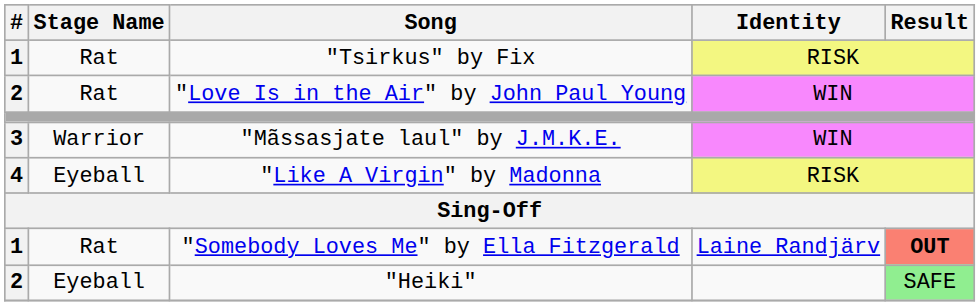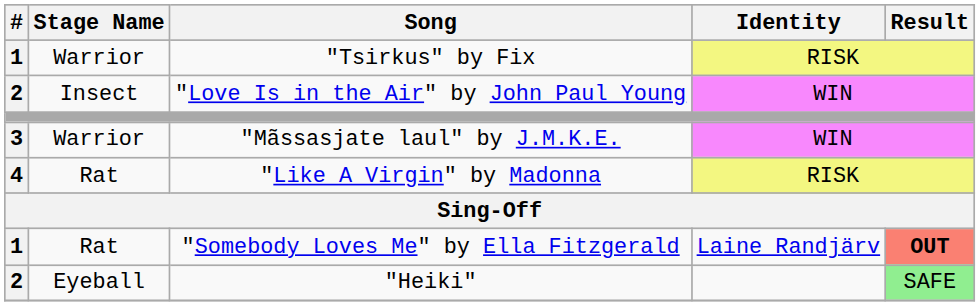(99, 58) Rat -> (99, 58) Warrior
(99, 94) Rat -> (99, 94) Insect
(99, 175) Eyeball -> (99, 175) Rat
